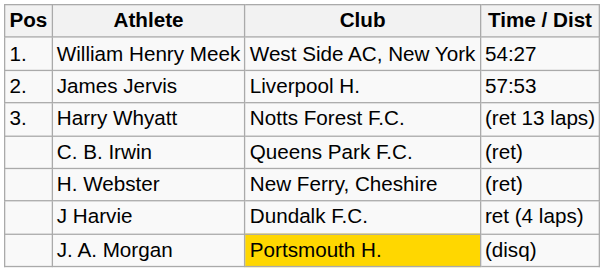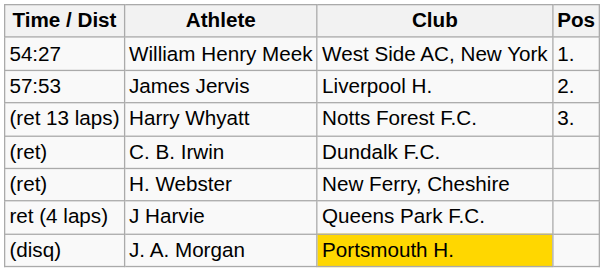columns swapped: (28, 20) <-> (540, 20)
(331, 151) Queens Park F.C. -> (381, 151) Dundalk F.C.
(309, 217) Dundalk F.C. -> (404, 217) Queens Park F.C.
